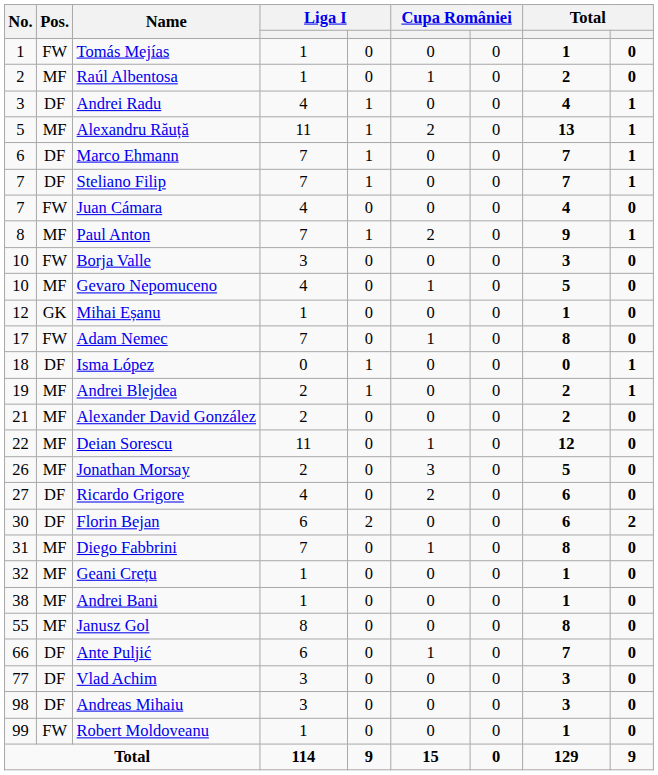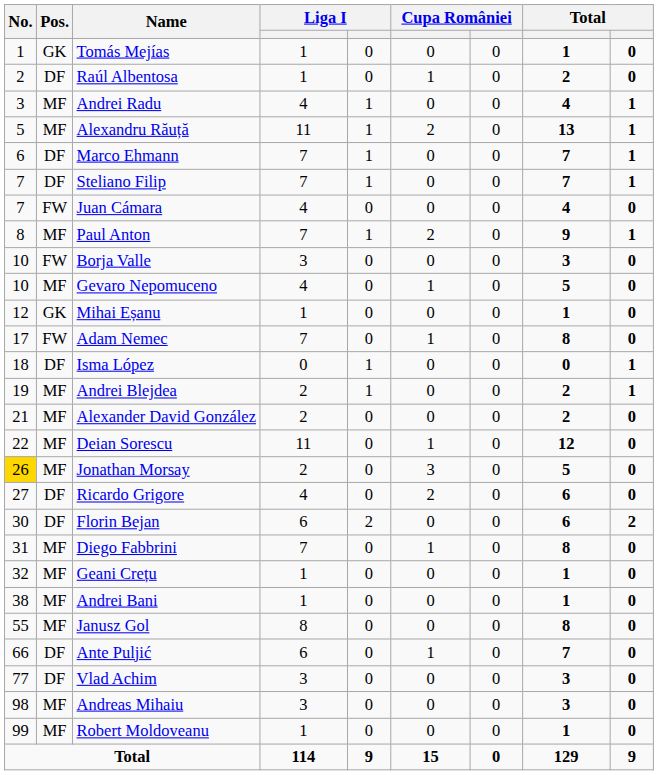(55, 51) FW -> (55, 51) GK
(55, 77) MF -> (55, 77) DF
(55, 103) DF -> (55, 103) MF
(20, 469) no background -> (20, 469) gold background
(55, 704) DF -> (55, 704) MF
(55, 730) FW -> (55, 730) MF
